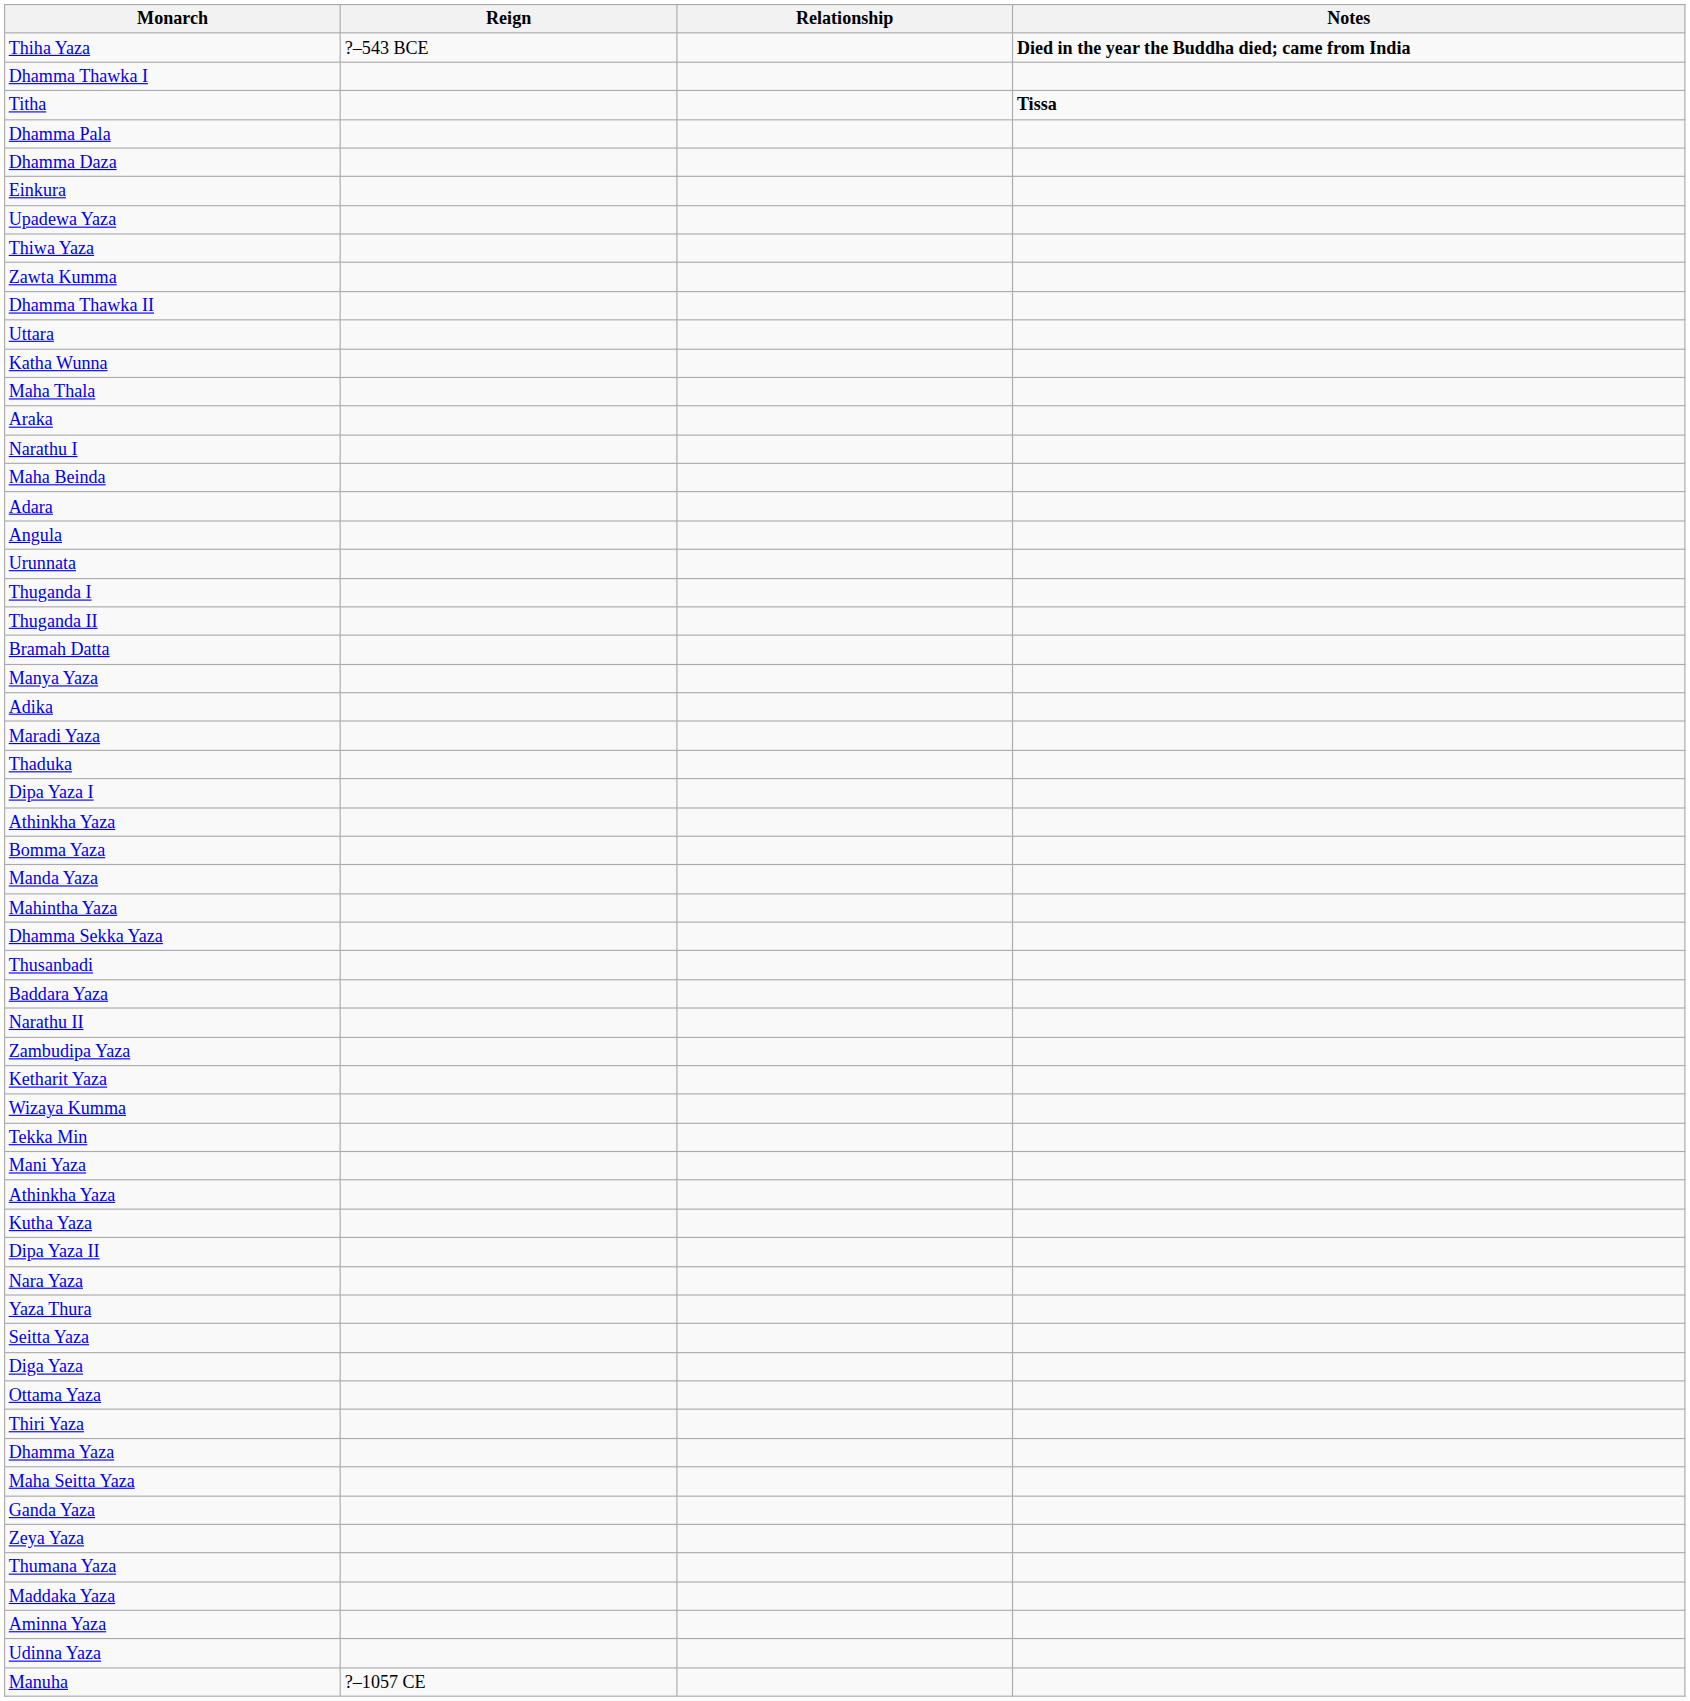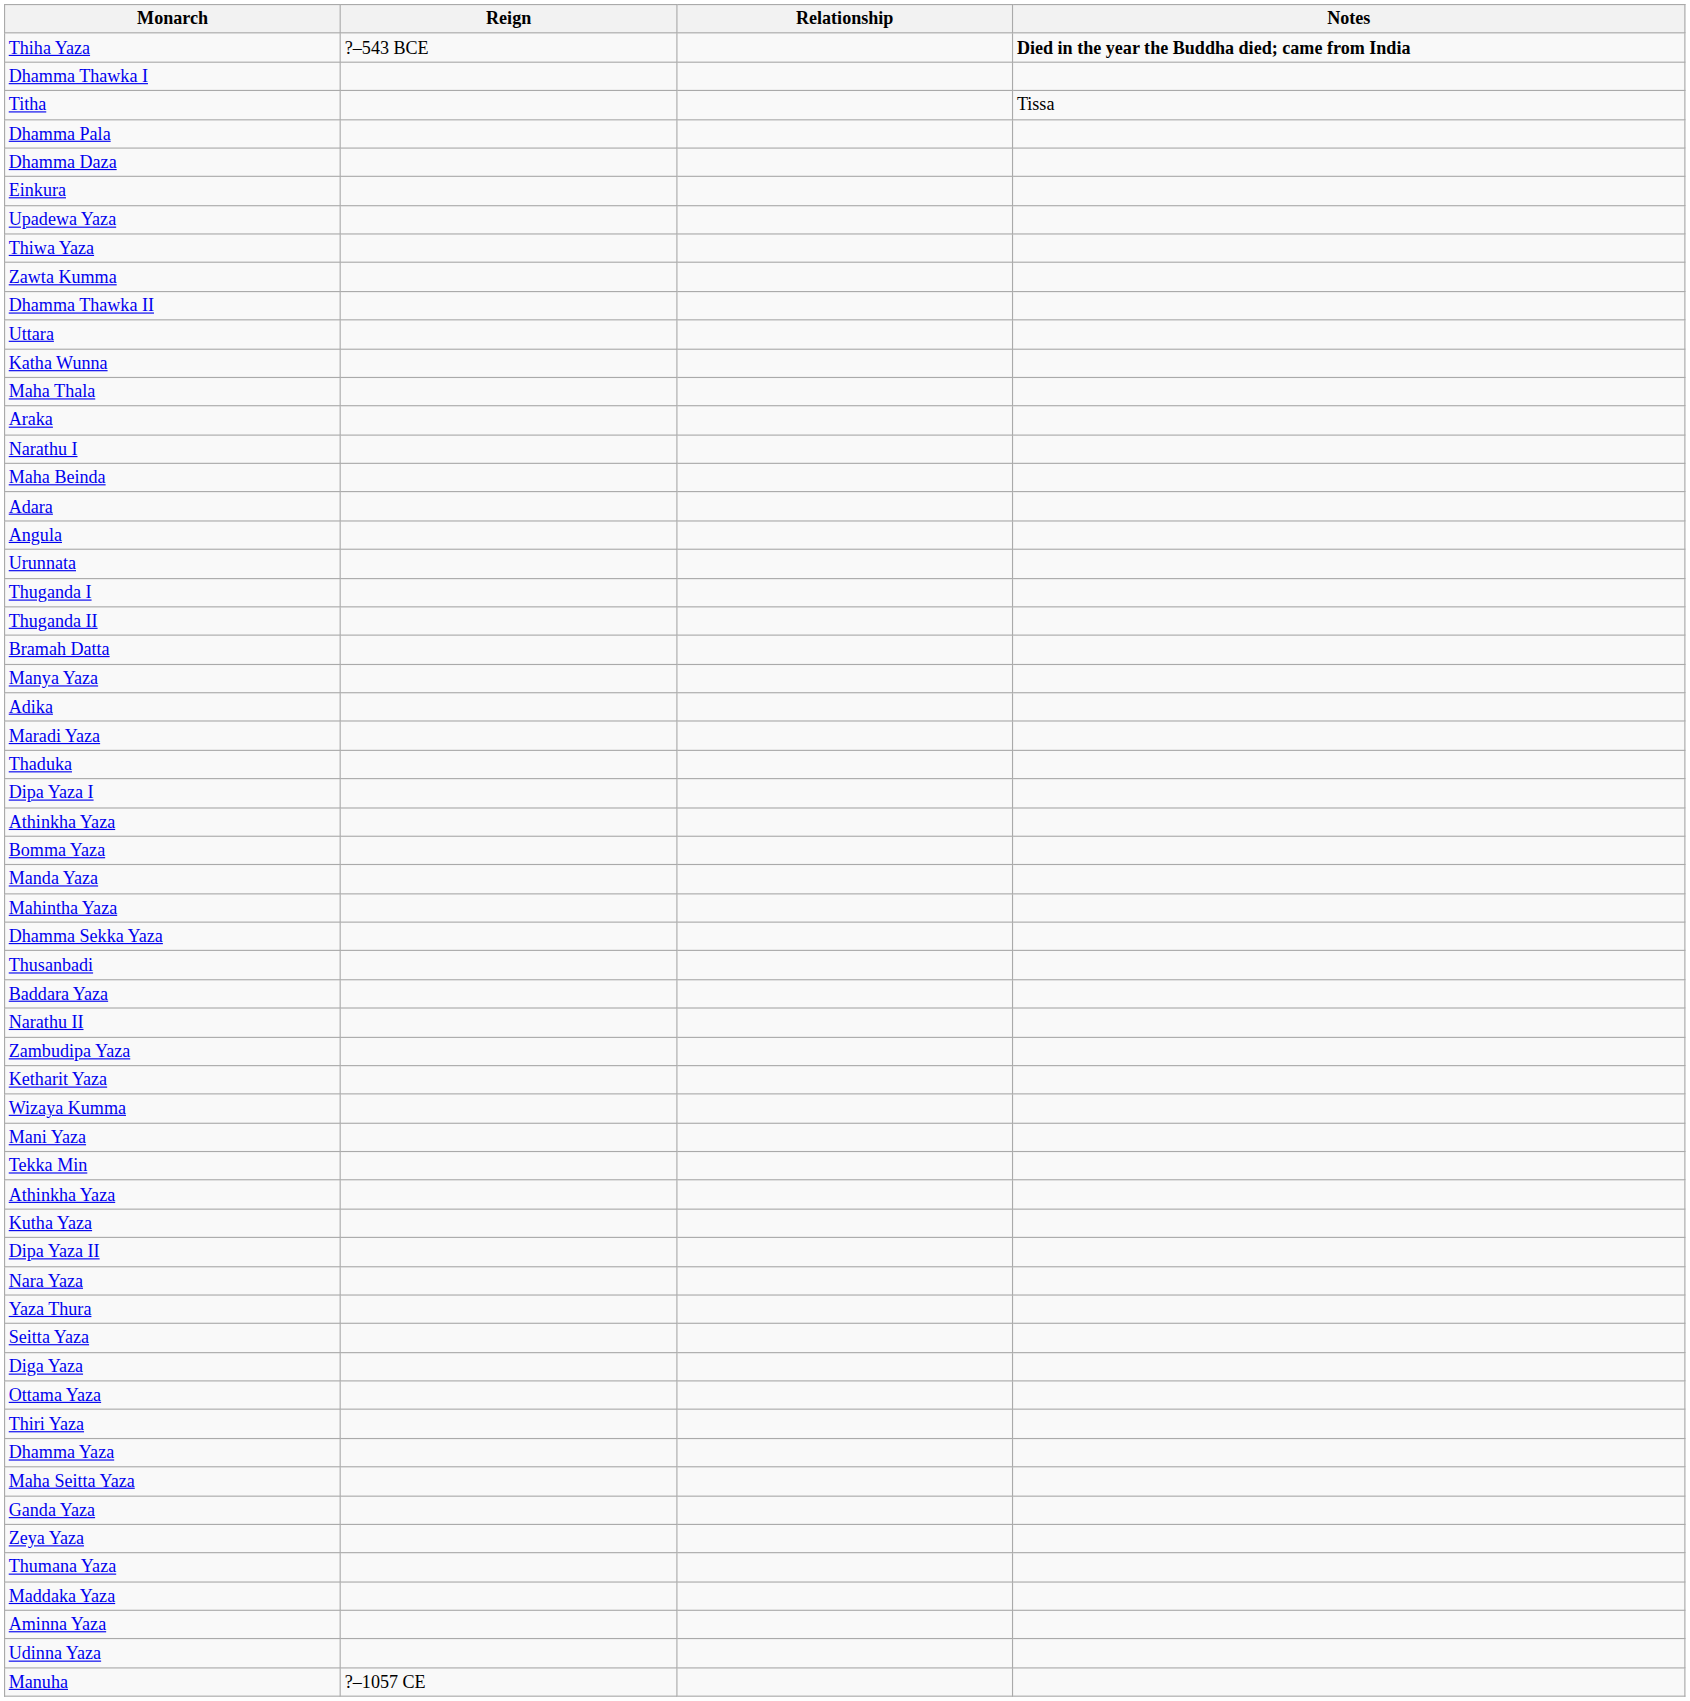(1037, 104) bold -> (1036, 104) normal
rows swapped: (47, 1165) <-> (48, 1137)
